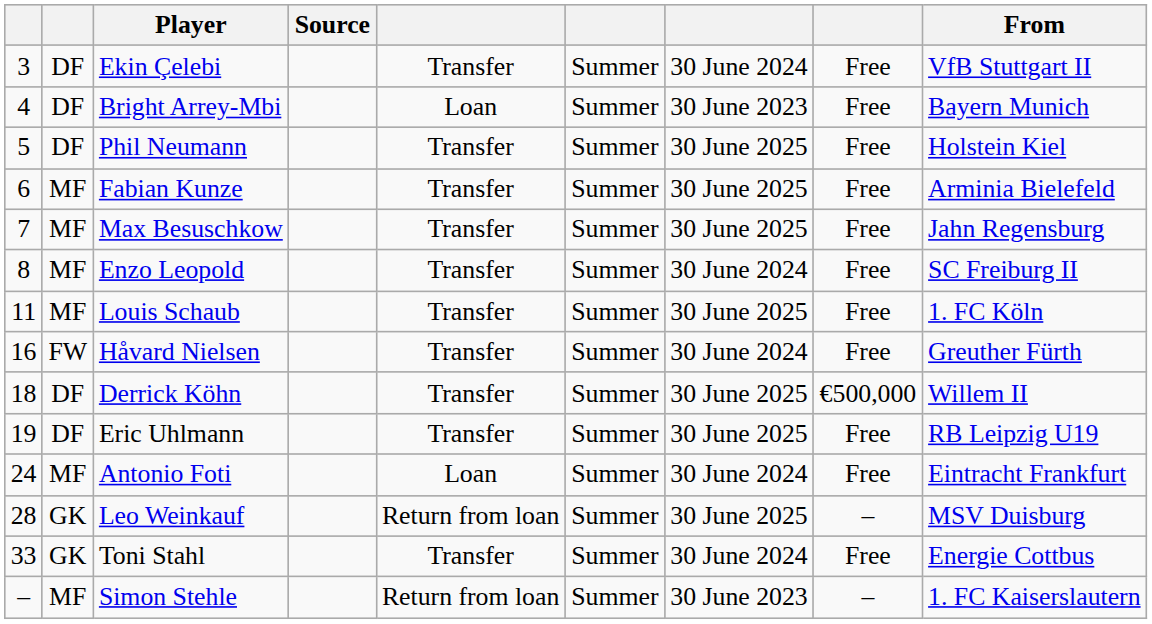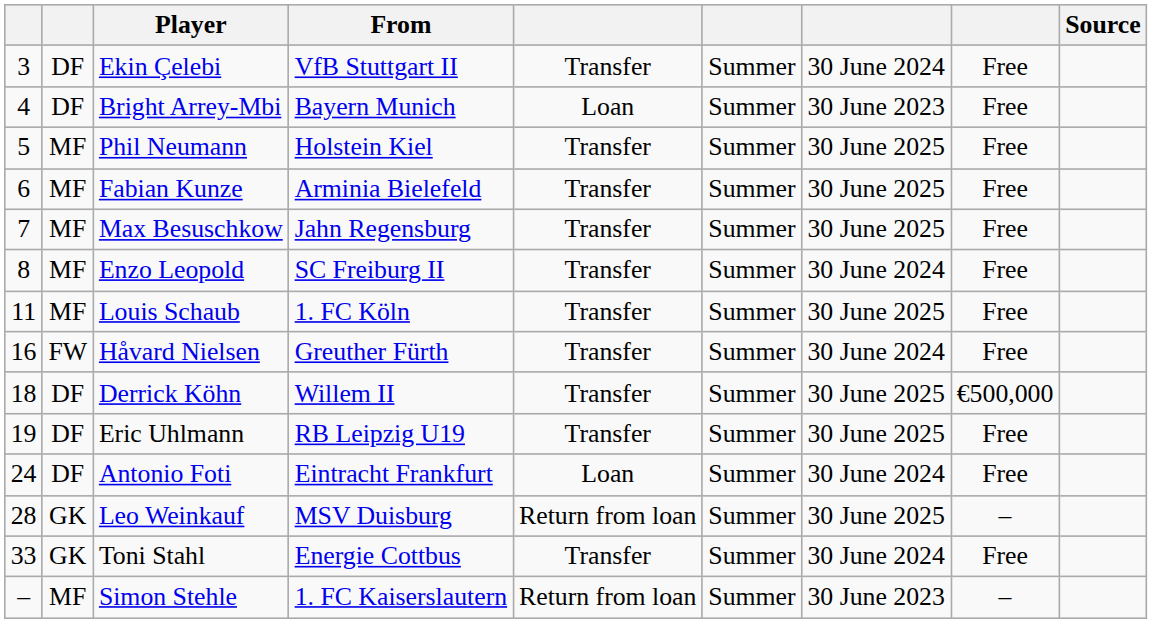columns swapped: (1034, 24) <-> (332, 24)
(68, 147) DF -> (68, 147) MF
(68, 474) MF -> (68, 474) DF
